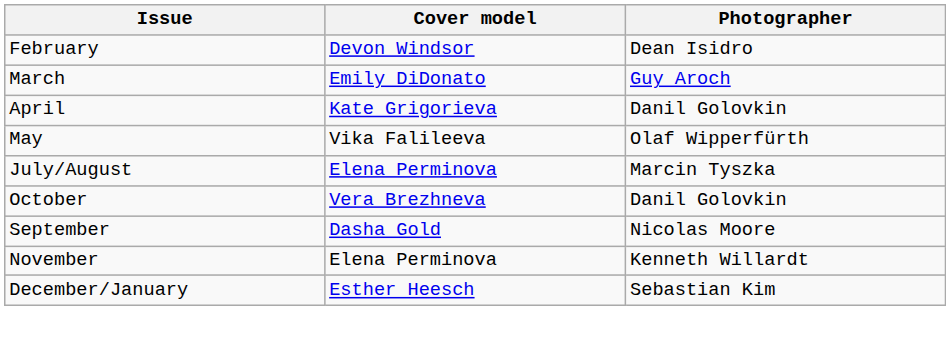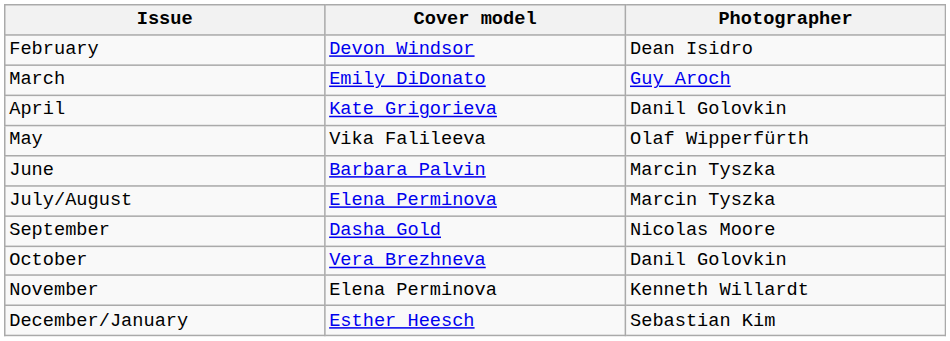+ row: (32, 171)
rows swapped: (60, 231) <-> (48, 201)
